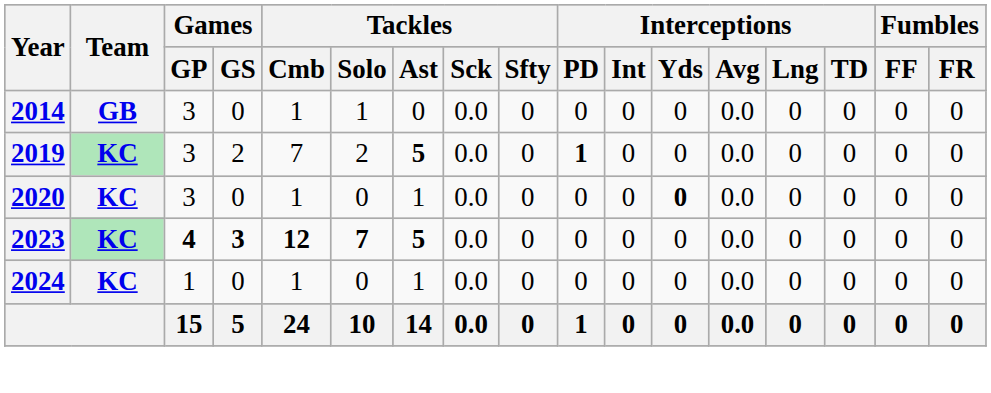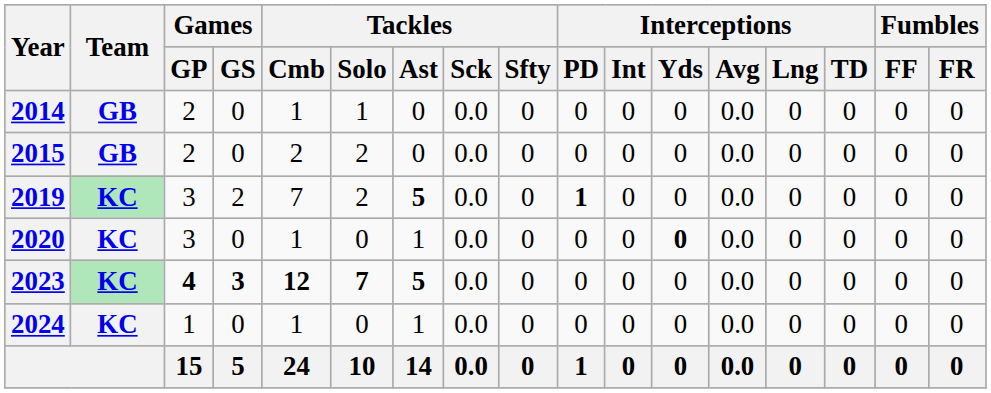(189, 111) 3 -> (189, 111) 2
+ row: (38, 153)
